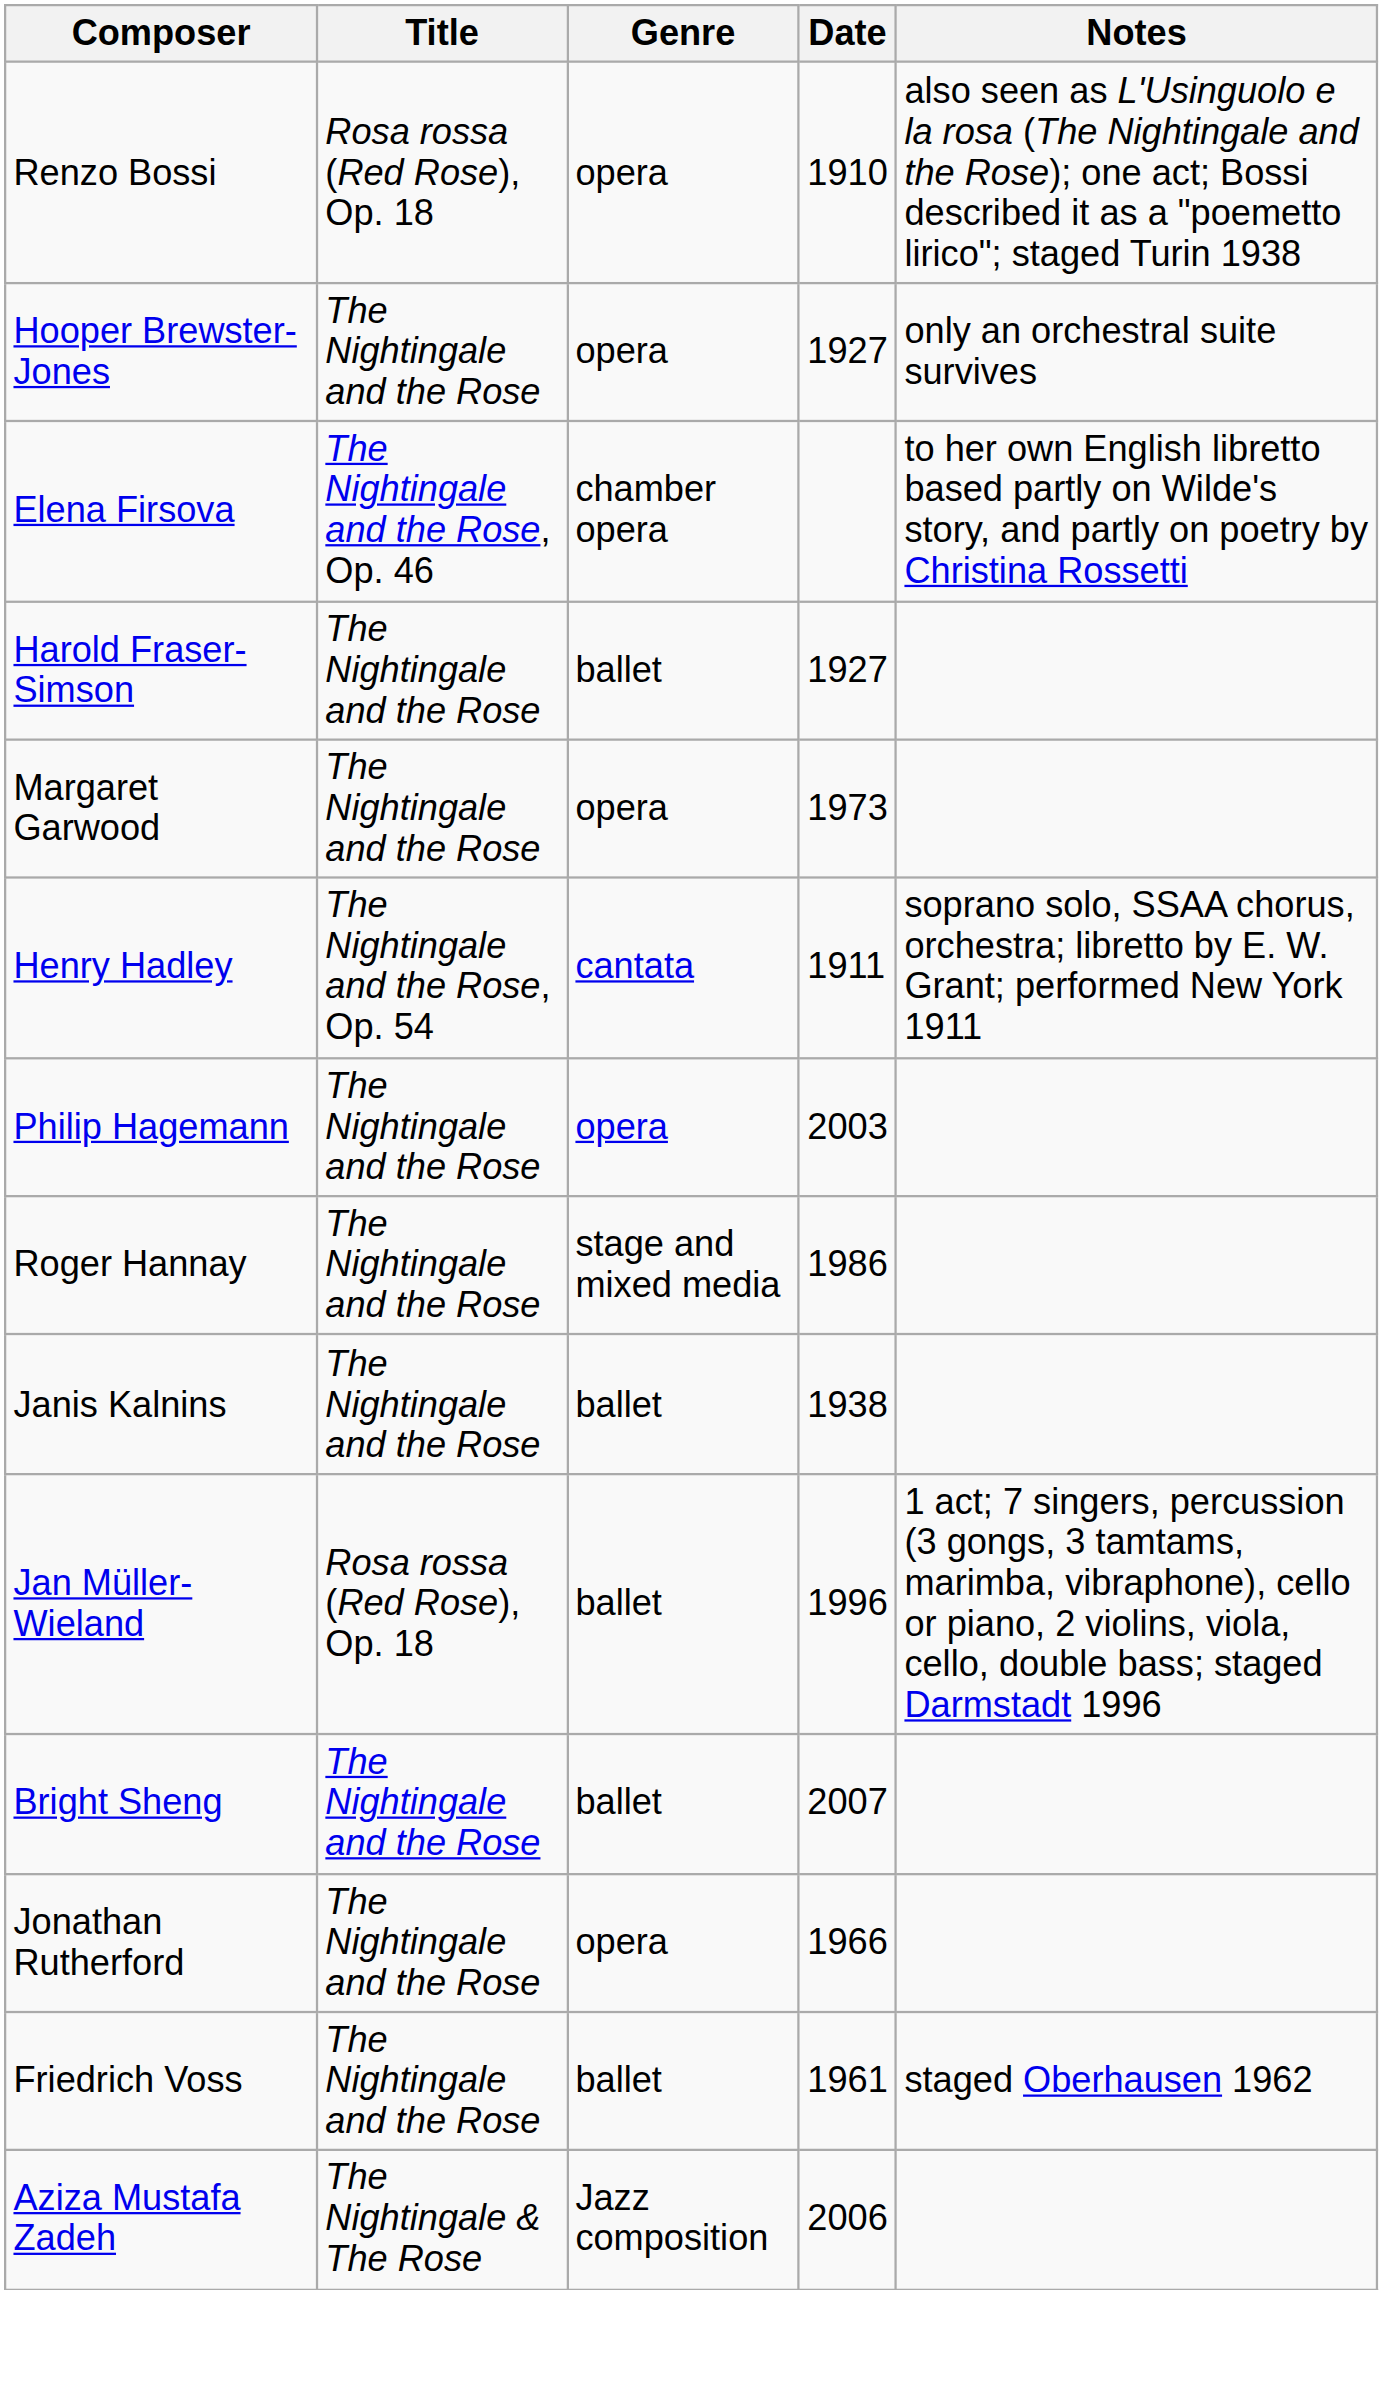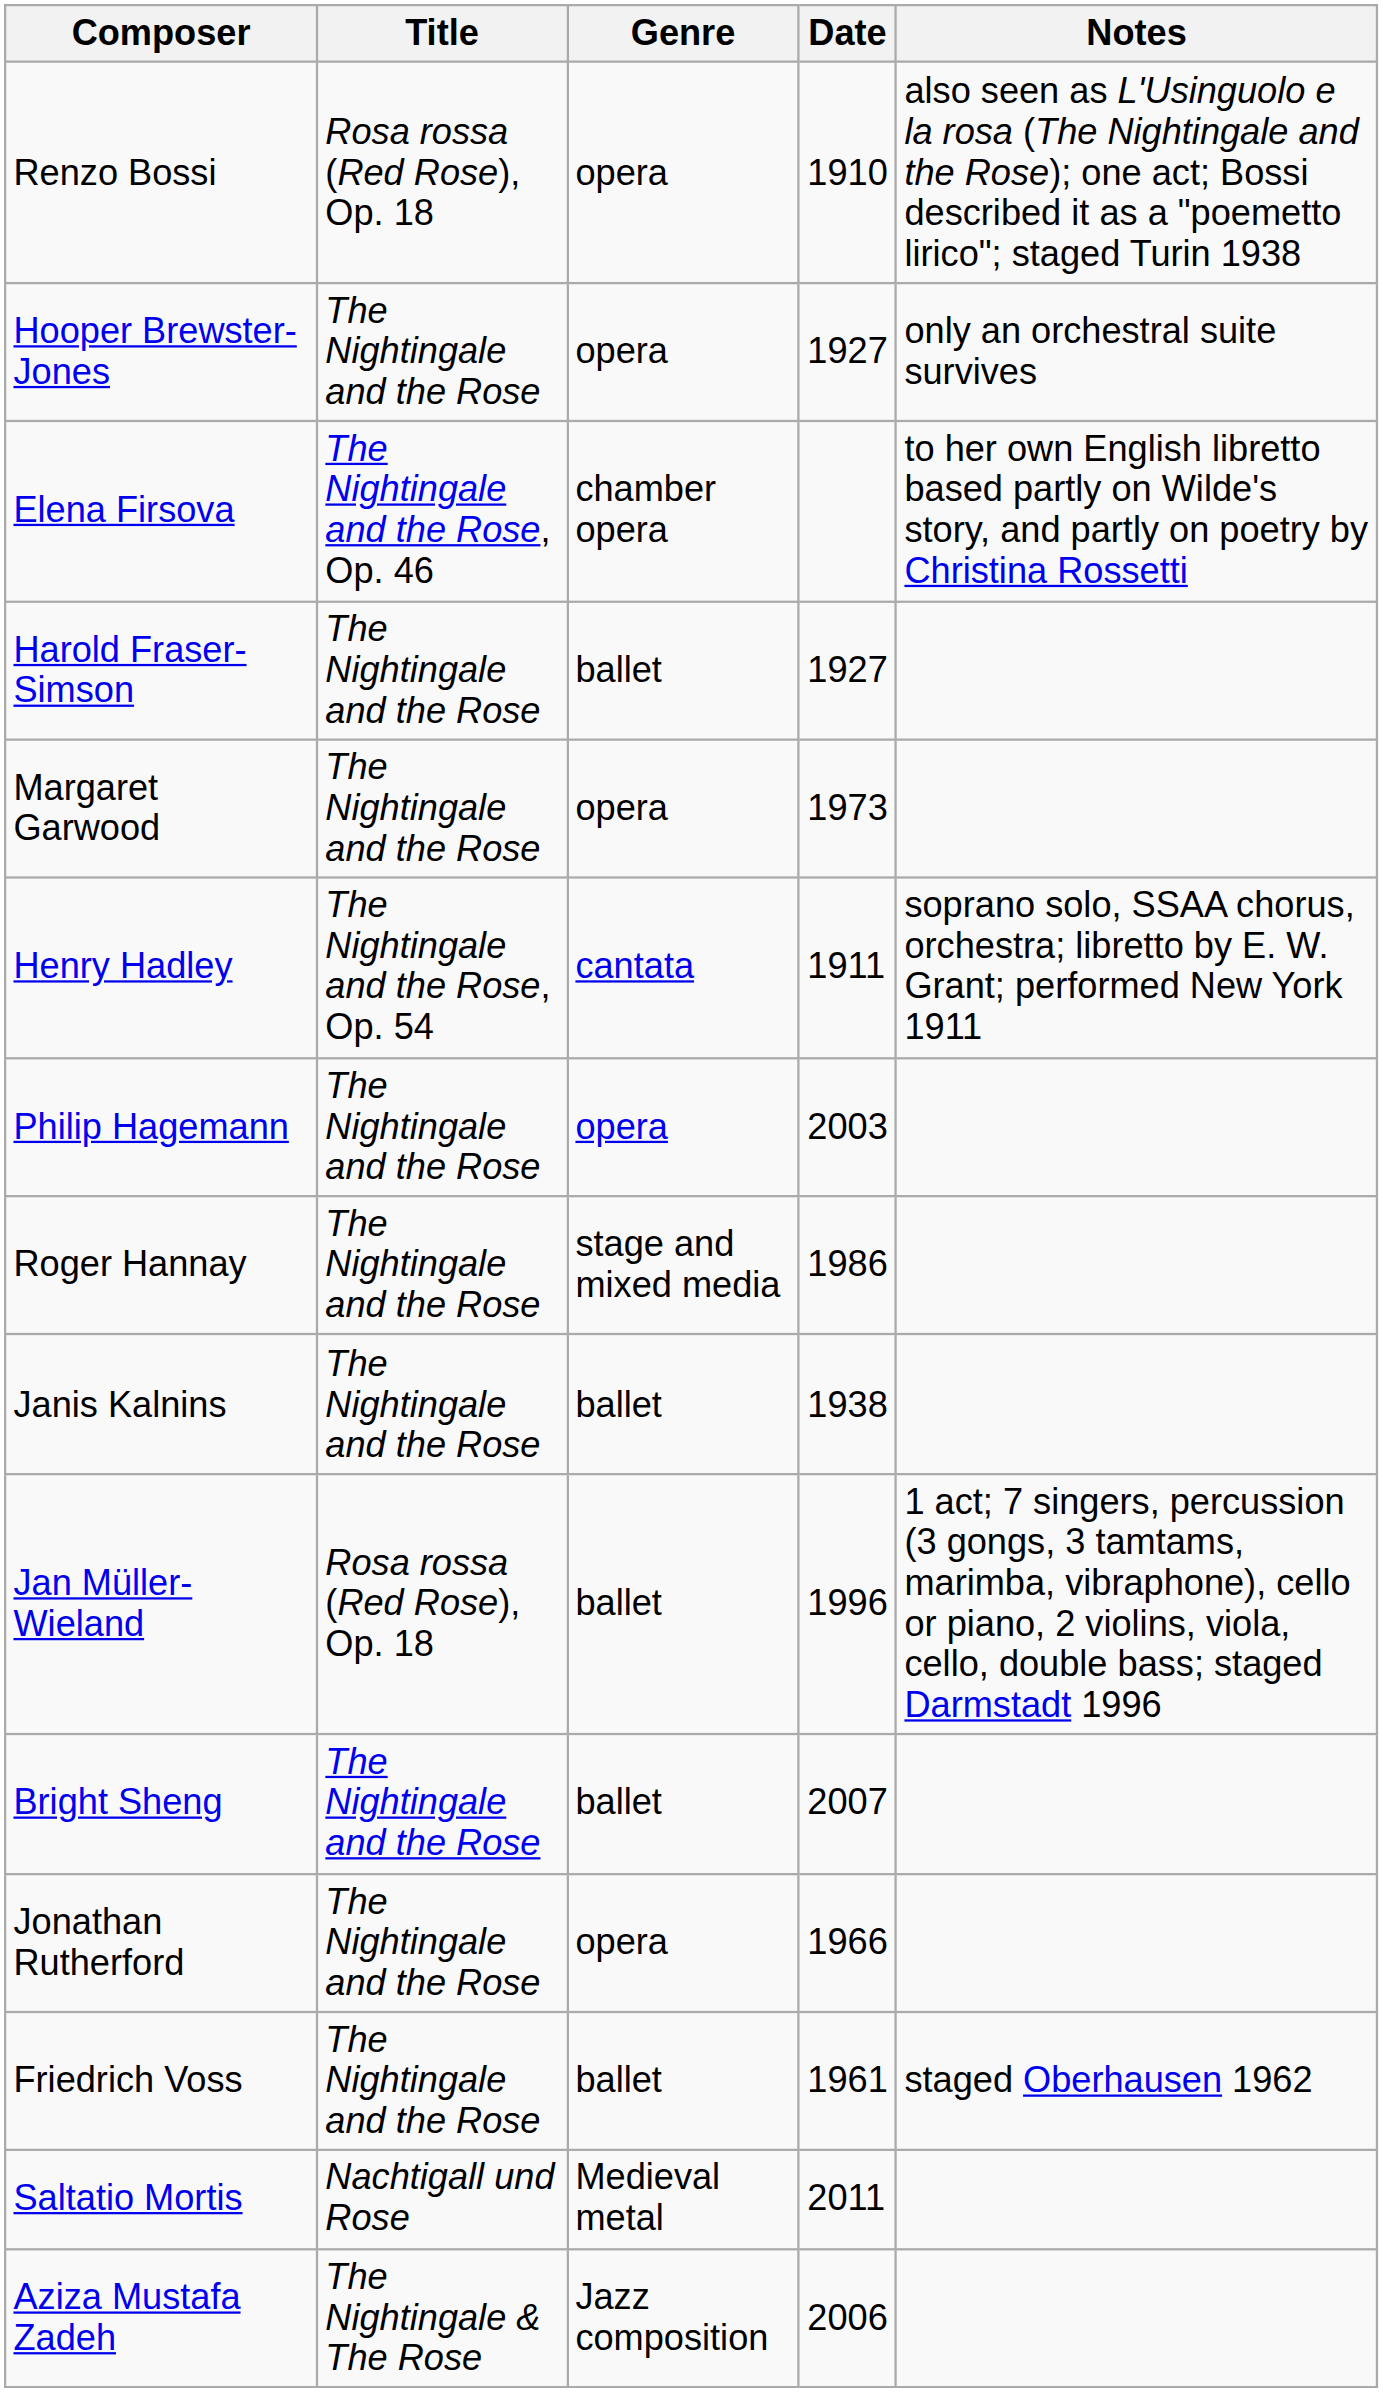+ row: (128, 2198)
